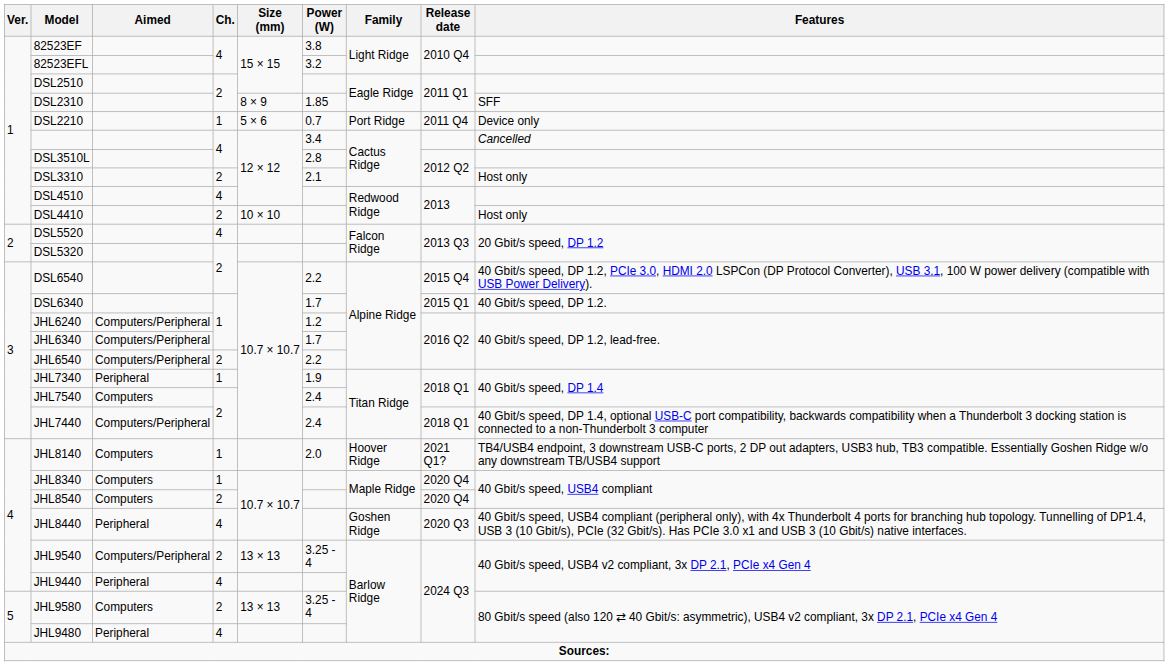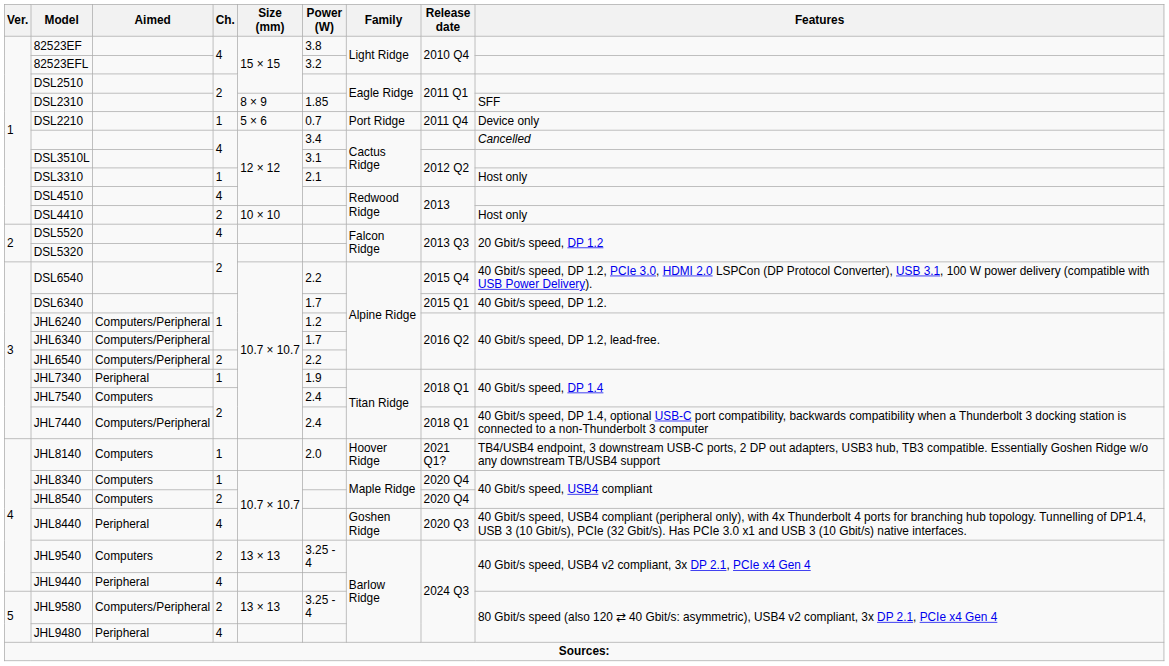(313, 158) 2.8 -> (313, 158) 3.1
(219, 177) 2 -> (219, 177) 1
(153, 556) Computers/Peripheral -> (124, 556) Computers
(124, 607) Computers -> (153, 607) Computers/Peripheral
